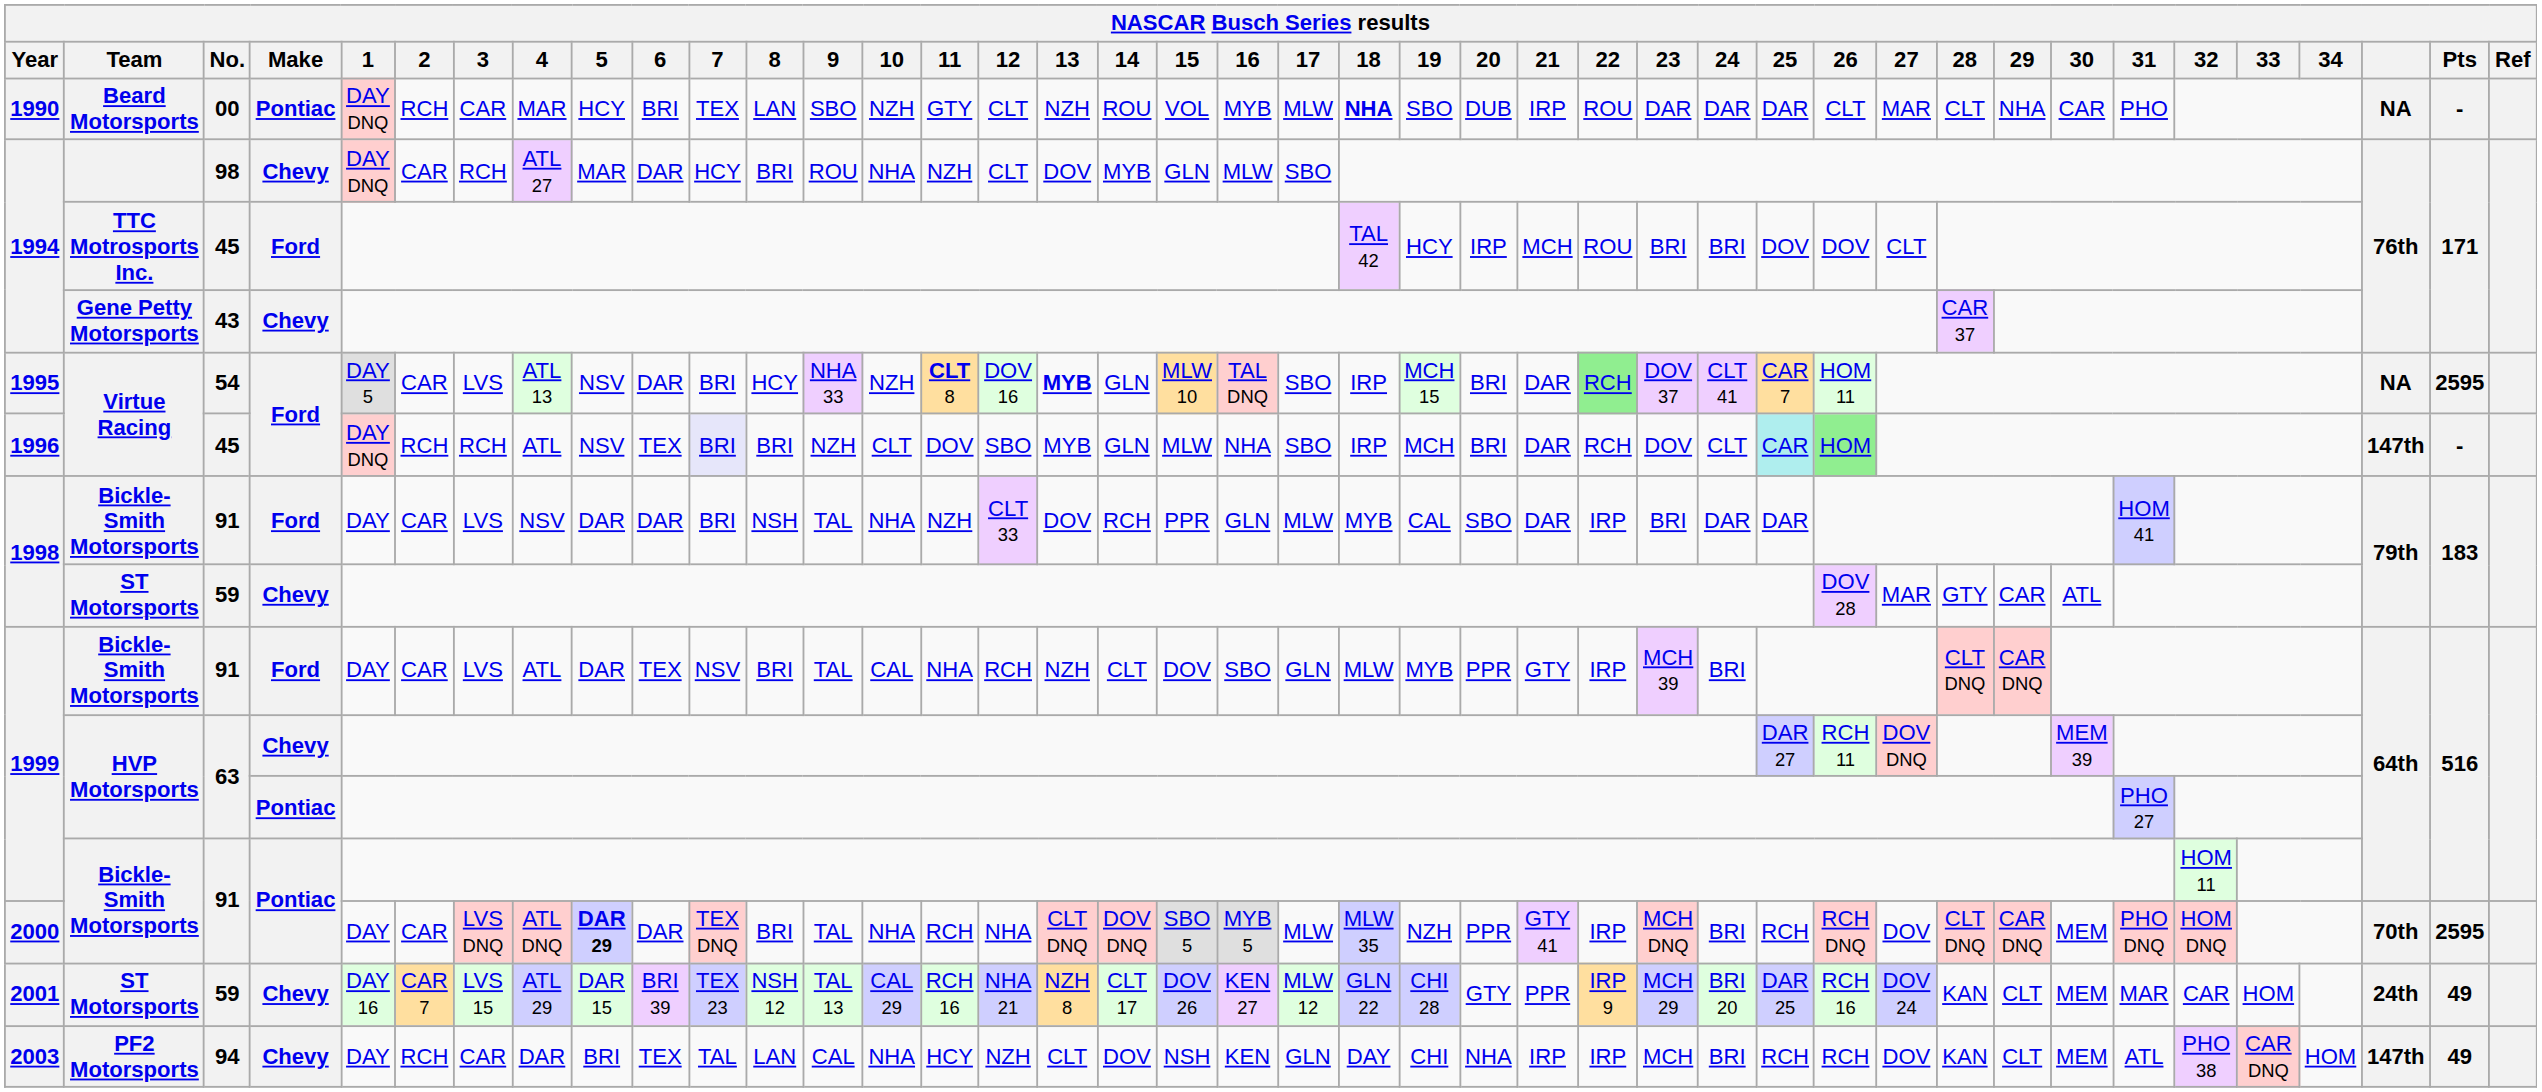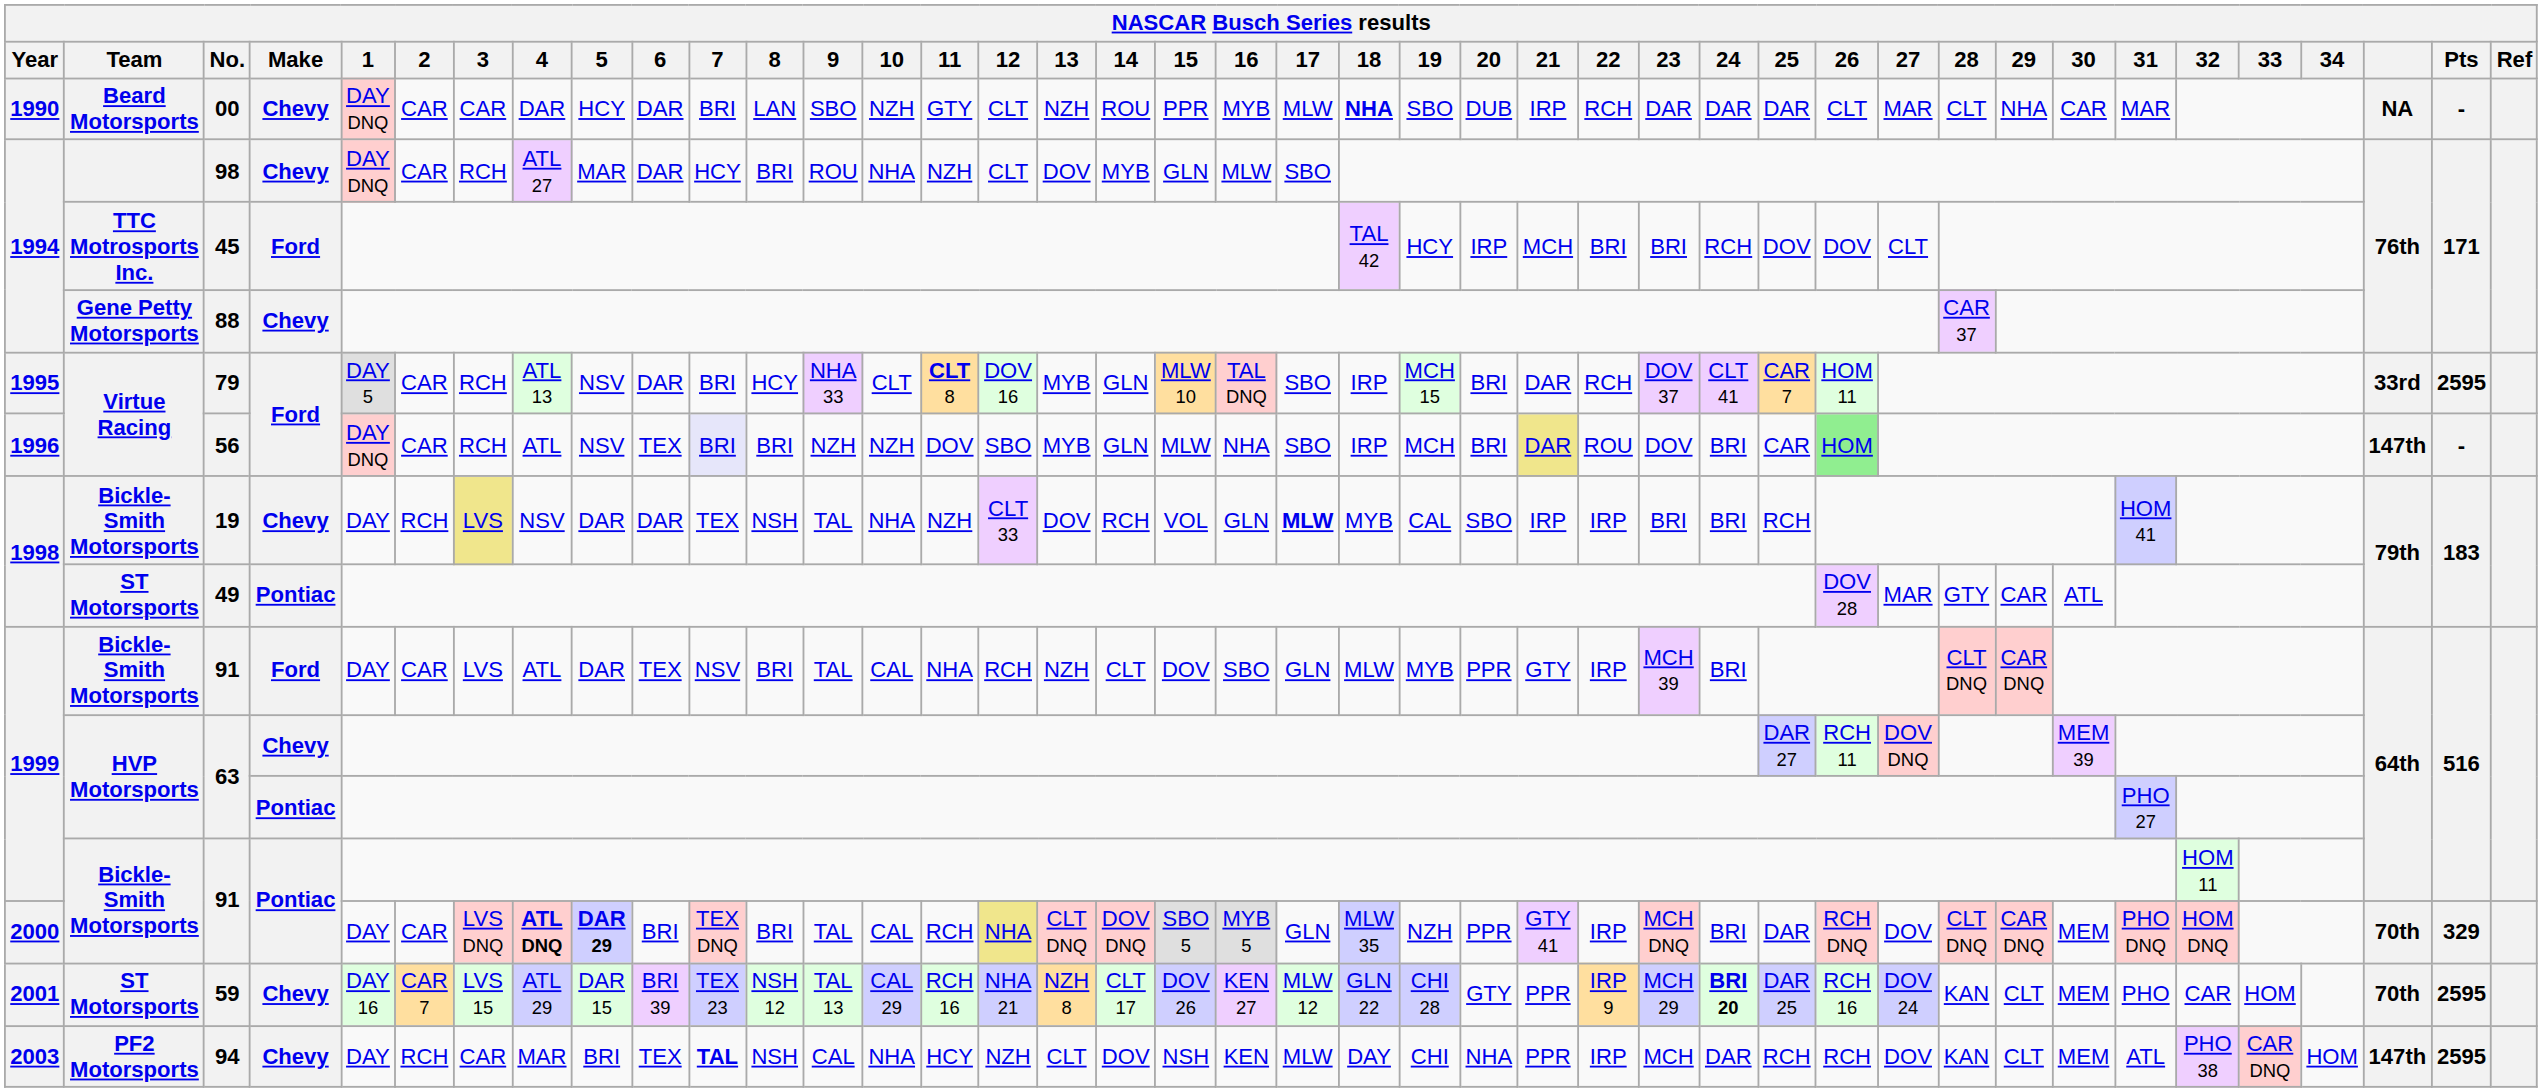(296, 109) Pontiac -> (296, 109) Chevy
(424, 109) RCH -> (424, 109) CAR
(542, 109) MAR -> (542, 109) DAR
(660, 109) BRI -> (660, 109) DAR
(717, 109) TEX -> (717, 109) BRI
(1187, 109) VOL -> (1186, 109) PPR
(1608, 109) ROU -> (1608, 109) RCH
(2144, 109) PHO -> (2146, 109) MAR
(1608, 246) ROU -> (1608, 246) BRI
(1727, 246) BRI -> (1728, 246) RCH
(227, 321) 43 -> (227, 321) 88
(227, 383) 54 -> (227, 383) 79
(483, 383) LVS -> (483, 383) RCH
(892, 383) NZH -> (892, 383) CLT
(1067, 383) bold -> (1067, 383) normal
(1608, 383) lightgreen background -> (1608, 383) no background
(2396, 383) NA -> (2397, 383) 33rd
(227, 445) 45 -> (227, 445) 56
(424, 445) RCH -> (424, 445) CAR
(892, 445) CLT -> (892, 445) NZH
(1548, 445) no background -> (1548, 445) khaki background
(1608, 445) RCH -> (1608, 445) ROU
(1727, 445) CLT -> (1728, 445) BRI
(1785, 445) paleturquoise background -> (1787, 445) no background
(227, 520) 91 -> (227, 520) 19
(296, 520) Ford -> (296, 520) Chevy
(424, 520) CAR -> (424, 520) RCH
(483, 520) no background -> (483, 520) khaki background
(717, 520) BRI -> (717, 520) TEX
(1187, 520) PPR -> (1186, 520) VOL
(1308, 520) normal -> (1308, 520) bold
(1548, 520) DAR -> (1548, 520) IRP
(1727, 520) DAR -> (1728, 520) BRI
(1785, 520) DAR -> (1787, 520) RCH
(227, 595) 59 -> (227, 595) 49
(296, 595) Chevy -> (296, 595) Pontiac
(542, 931) normal -> (542, 932) bold
(660, 932) DAR -> (660, 932) BRI
(892, 932) NHA -> (892, 932) CAL
(1008, 932) no background -> (1008, 932) khaki background
(1308, 932) MLW -> (1308, 932) GLN
(1785, 932) RCH -> (1787, 932) DAR
(2460, 932) 2595 -> (2461, 932) 329
(1727, 993) normal -> (1728, 994) bold
(2144, 994) MAR -> (2146, 994) PHO
(2396, 994) 24th -> (2397, 994) 70th
(2460, 994) 49 -> (2461, 994) 2595
(542, 1056) DAR -> (542, 1056) MAR
(717, 1056) normal -> (717, 1056) bold
(775, 1056) LAN -> (775, 1056) NSH
(1308, 1056) GLN -> (1308, 1056) MLW
(1548, 1056) IRP -> (1548, 1056) PPR
(1727, 1056) BRI -> (1728, 1056) DAR
(2460, 1056) 49 -> (2461, 1056) 2595
